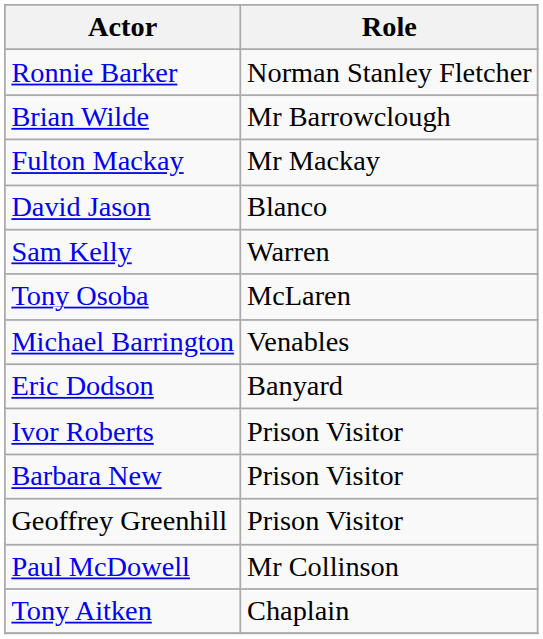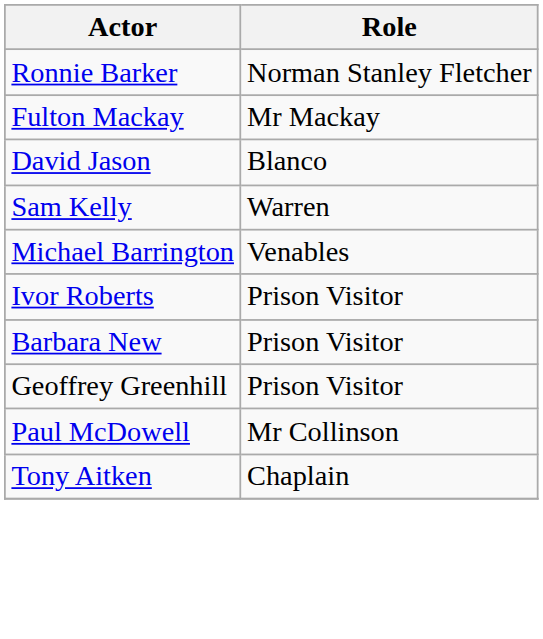- row: (80, 116)
- row: (80, 296)
- row: (83, 386)
